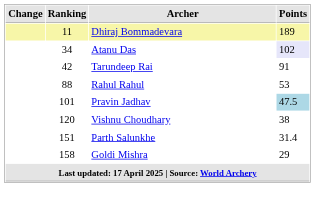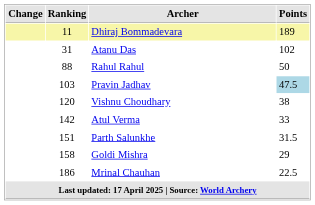(67, 49) 34 -> (67, 49) 31
(287, 49) lavender background -> (287, 49) no background
- row: (122, 67)
(284, 84) 53 -> (284, 67) 50
(67, 102) 101 -> (67, 84) 103
+ row: (116, 119)
(288, 137) 31.4 -> (288, 137) 31.5
+ row: (126, 172)
